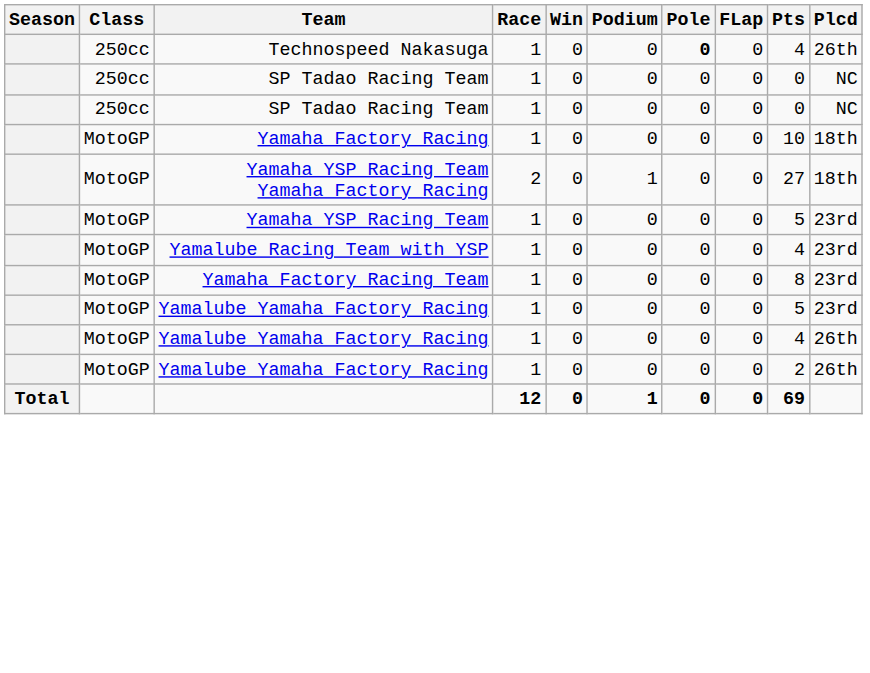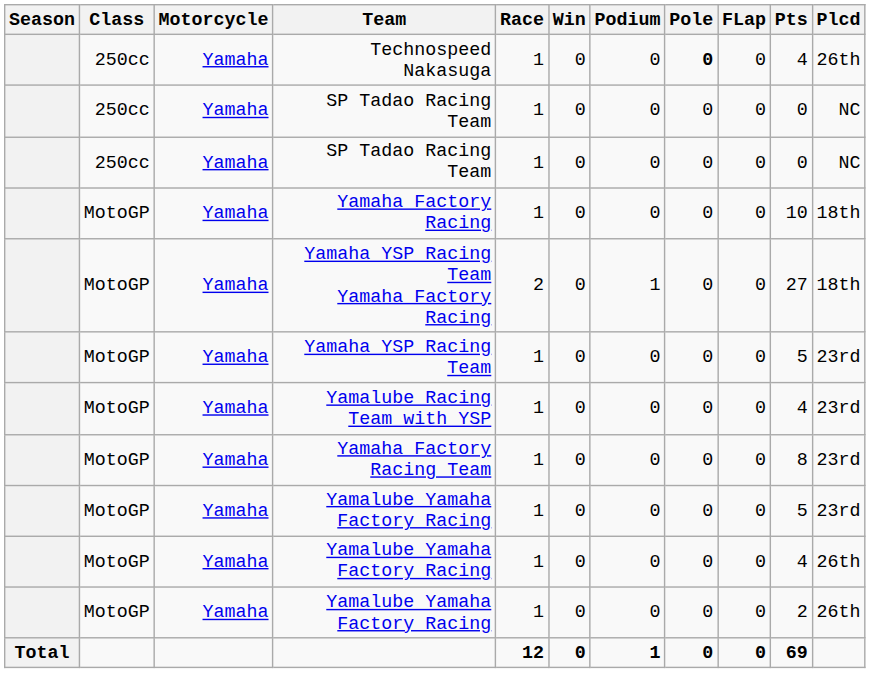+ column: (214, 20)
